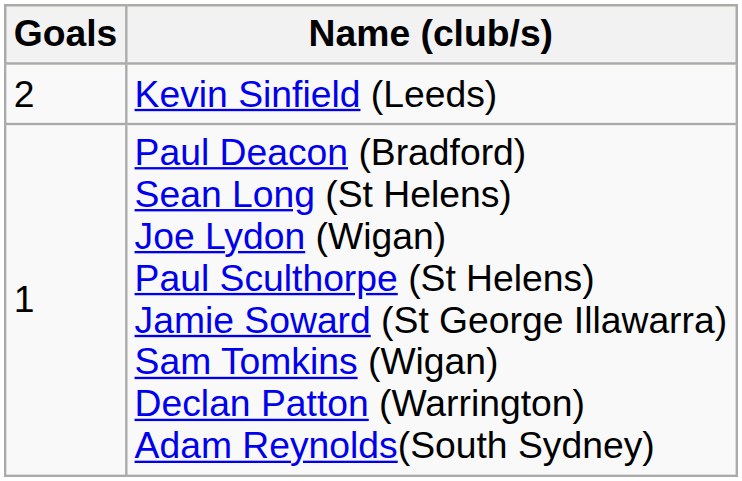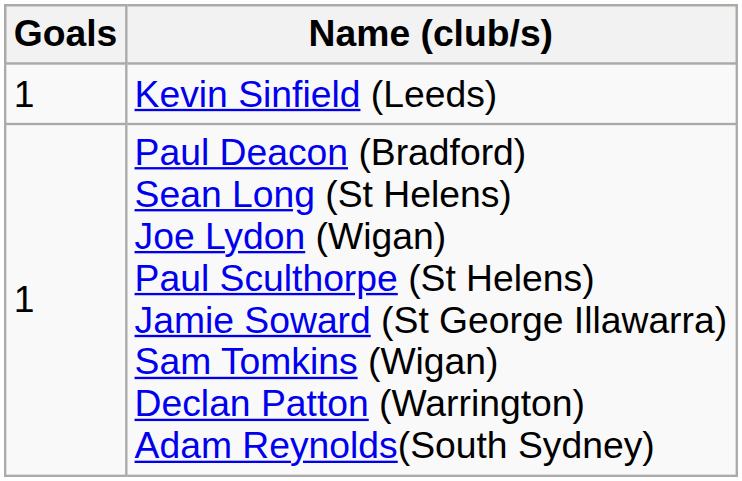(24, 93) 2 -> (24, 93) 1
